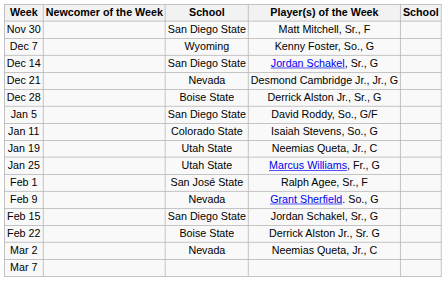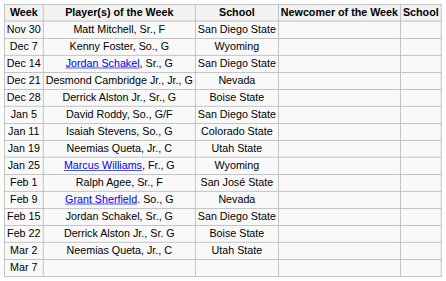columns swapped: (324, 13) <-> (104, 13)
(207, 166) Utah State -> (237, 166) Wyoming
(207, 251) Nevada -> (237, 251) Utah State
